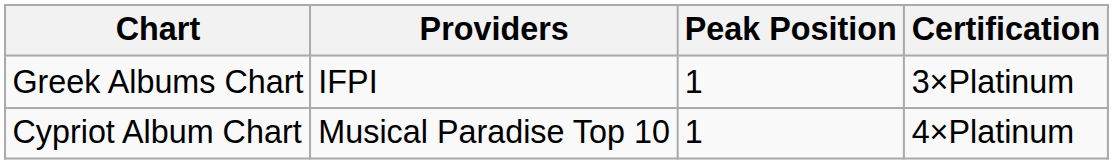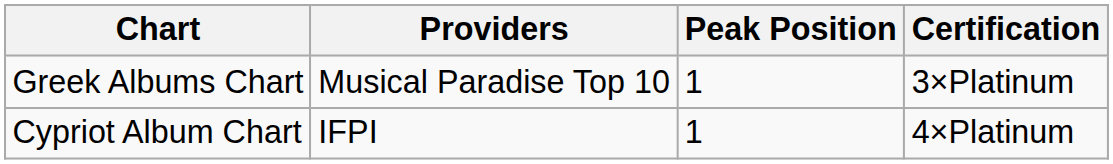(348, 81) IFPI -> (494, 81) Musical Paradise Top 10
(494, 132) Musical Paradise Top 10 -> (348, 132) IFPI
